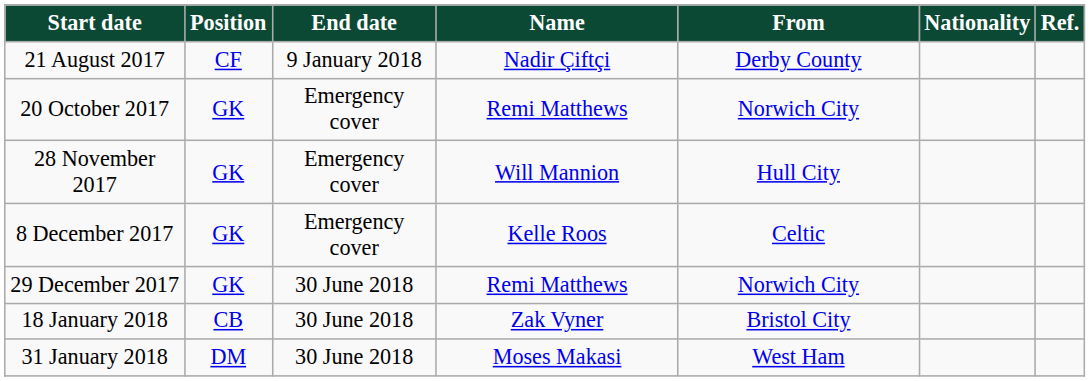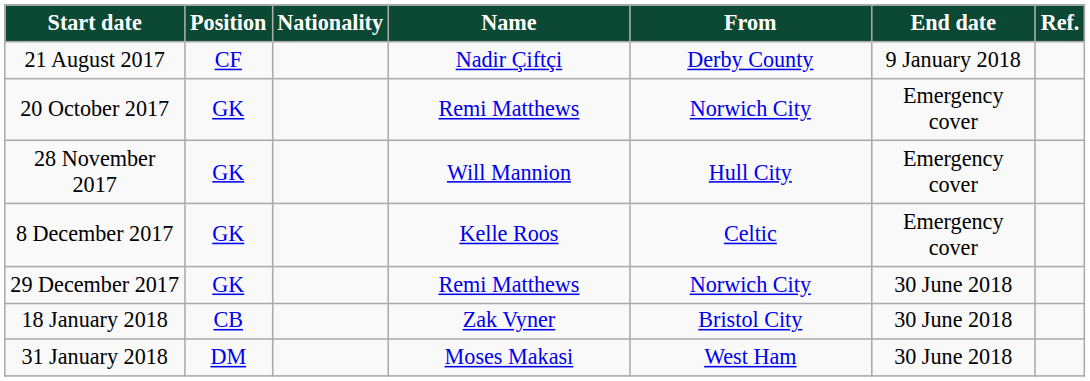columns swapped: (977, 23) <-> (354, 23)
